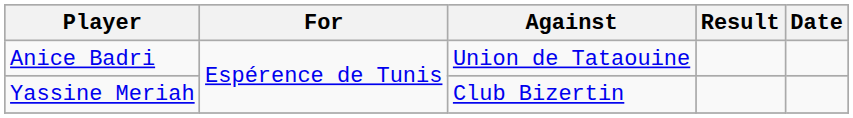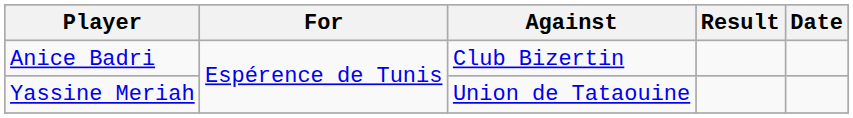(572, 59) Union de Tataouine -> (539, 59) Club Bizertin
(539, 94) Club Bizertin -> (572, 94) Union de Tataouine
